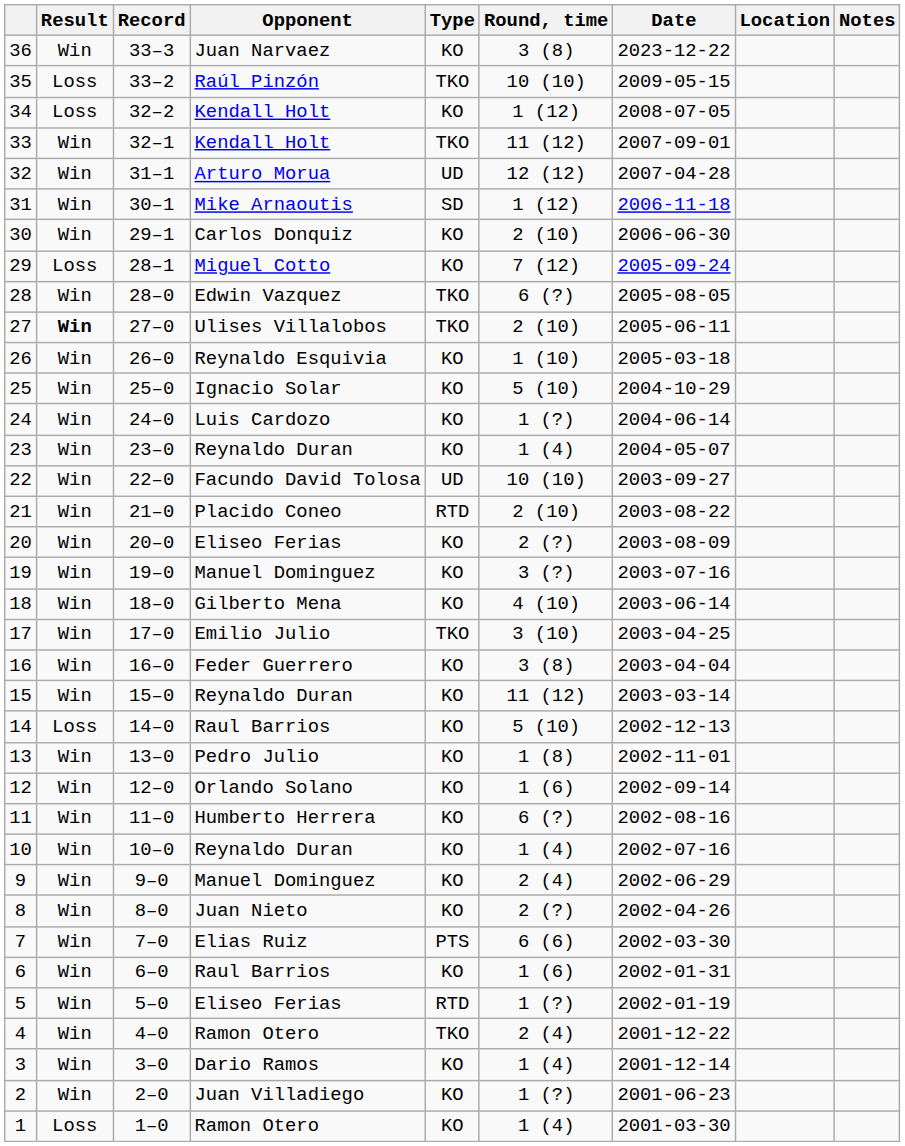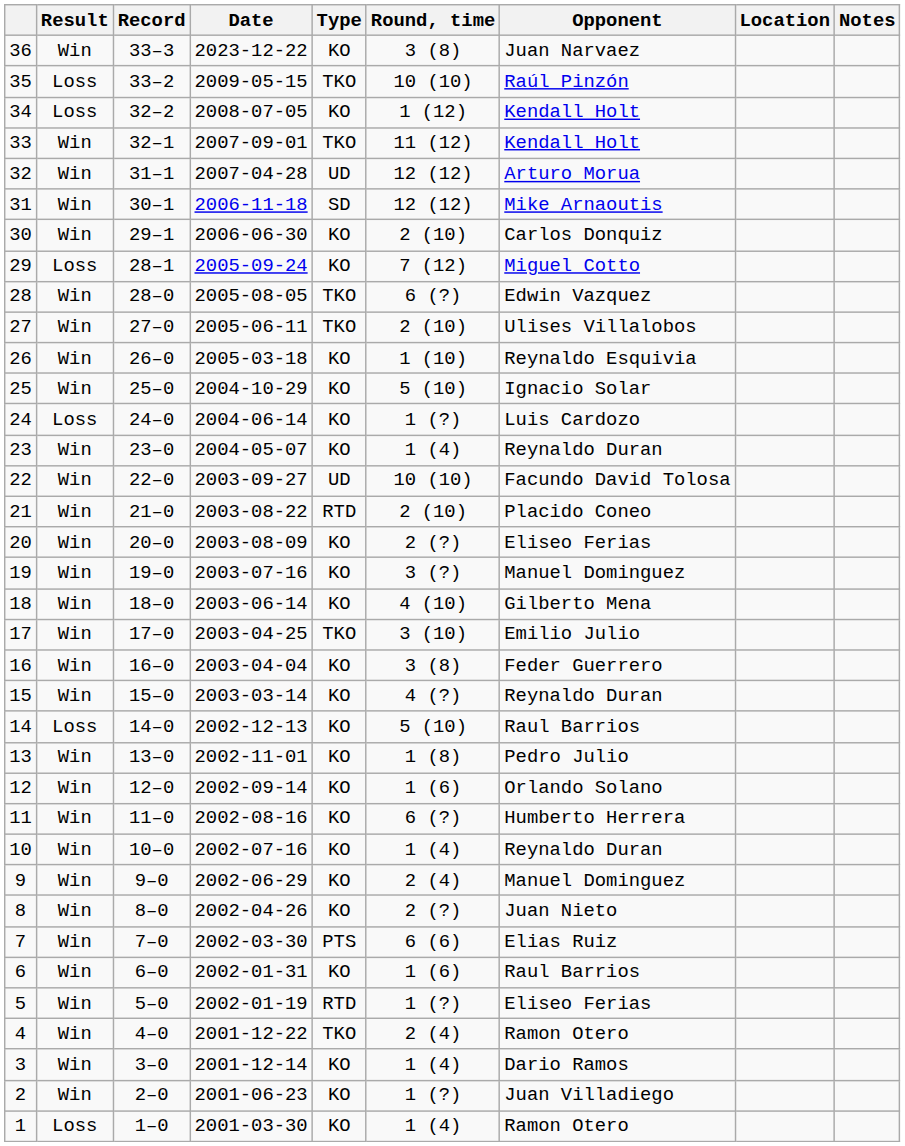columns swapped: (308, 20) <-> (674, 20)
(546, 204) 1 (12) -> (433, 204) 12 (12)
(75, 327) bold -> (75, 327) normal
(75, 419) Win -> (75, 419) Loss
(546, 696) 11 (12) -> (433, 696) 4 (?)
